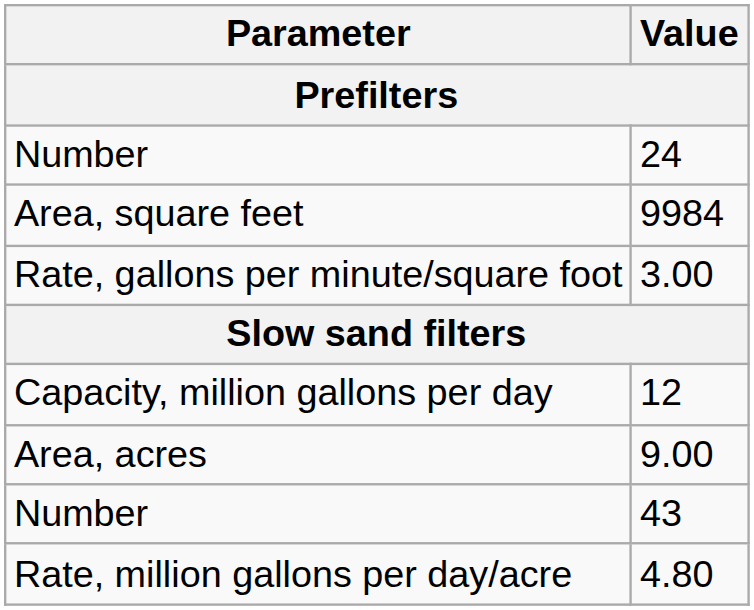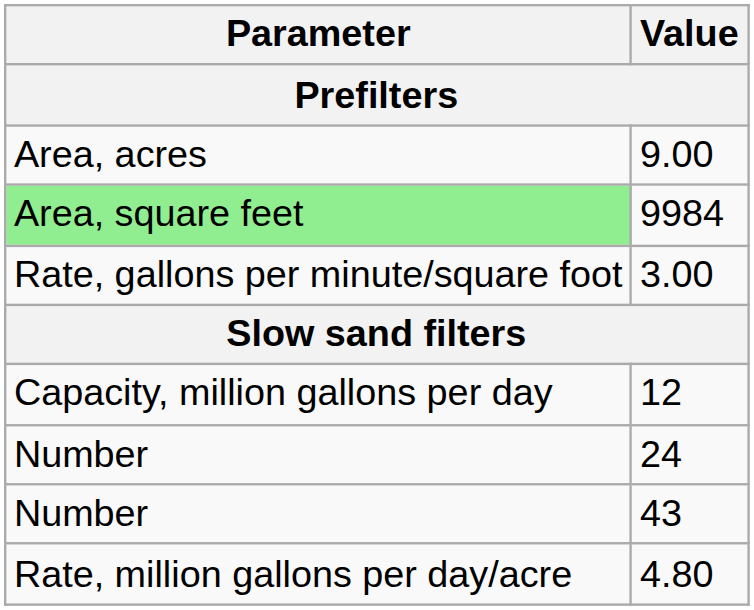rows swapped: (661, 154) <-> (677, 453)
(159, 214) no background -> (159, 214) lightgreen background
